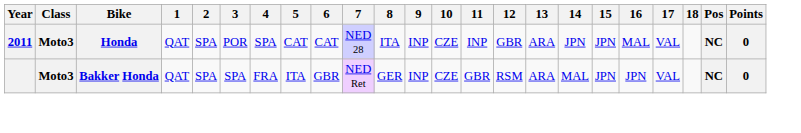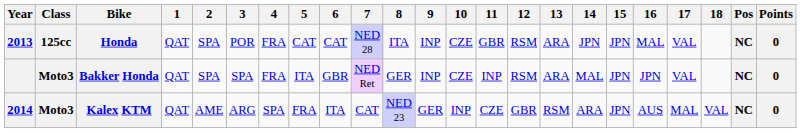(20, 41) 2011 -> (20, 41) 2013
(56, 41) Moto3 -> (56, 41) 125cc
(266, 41) SPA -> (274, 41) FRA
(477, 41) INP -> (492, 41) GBR
(509, 41) GBR -> (524, 41) RSM
(477, 75) GBR -> (492, 75) INP
+ row: (119, 110)
